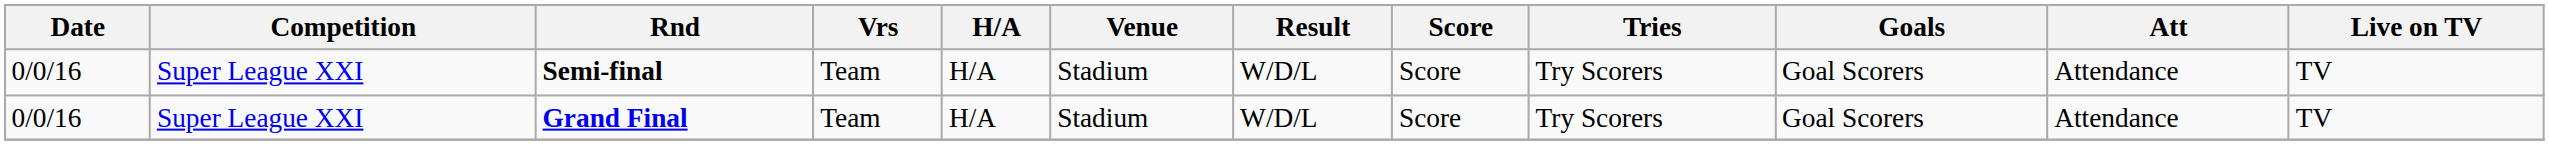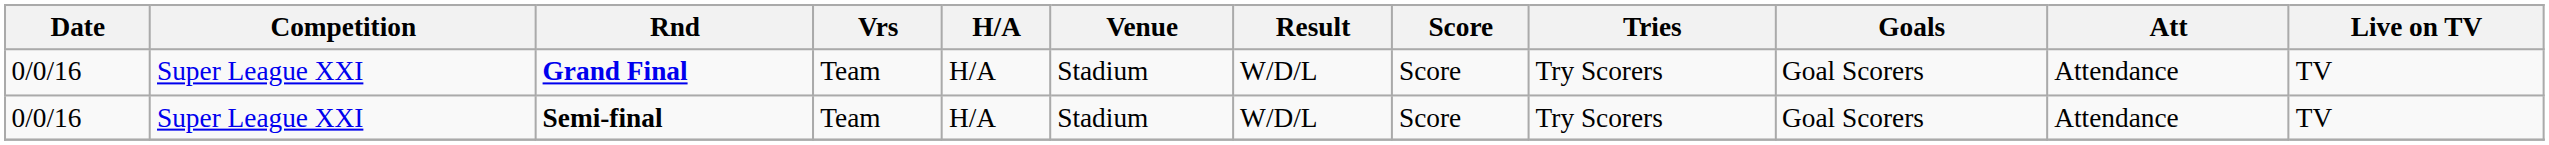rows swapped: (603, 71) <-> (615, 116)
